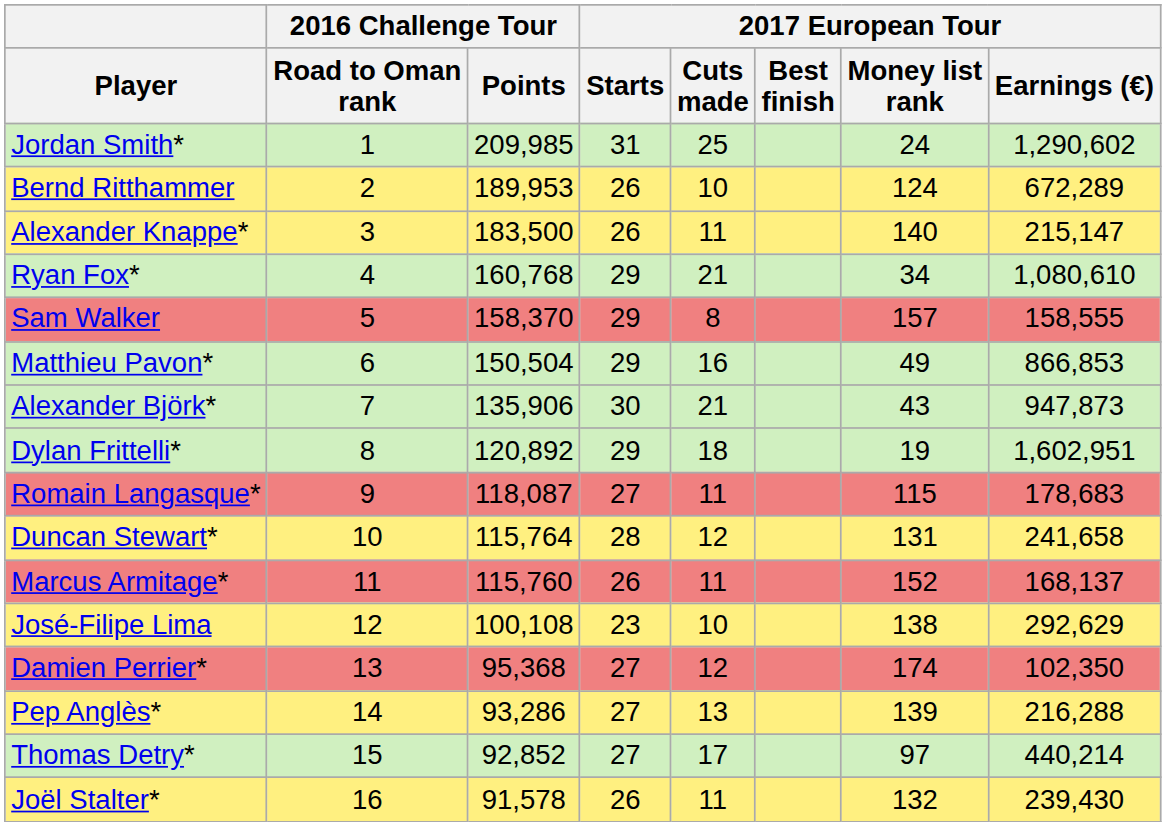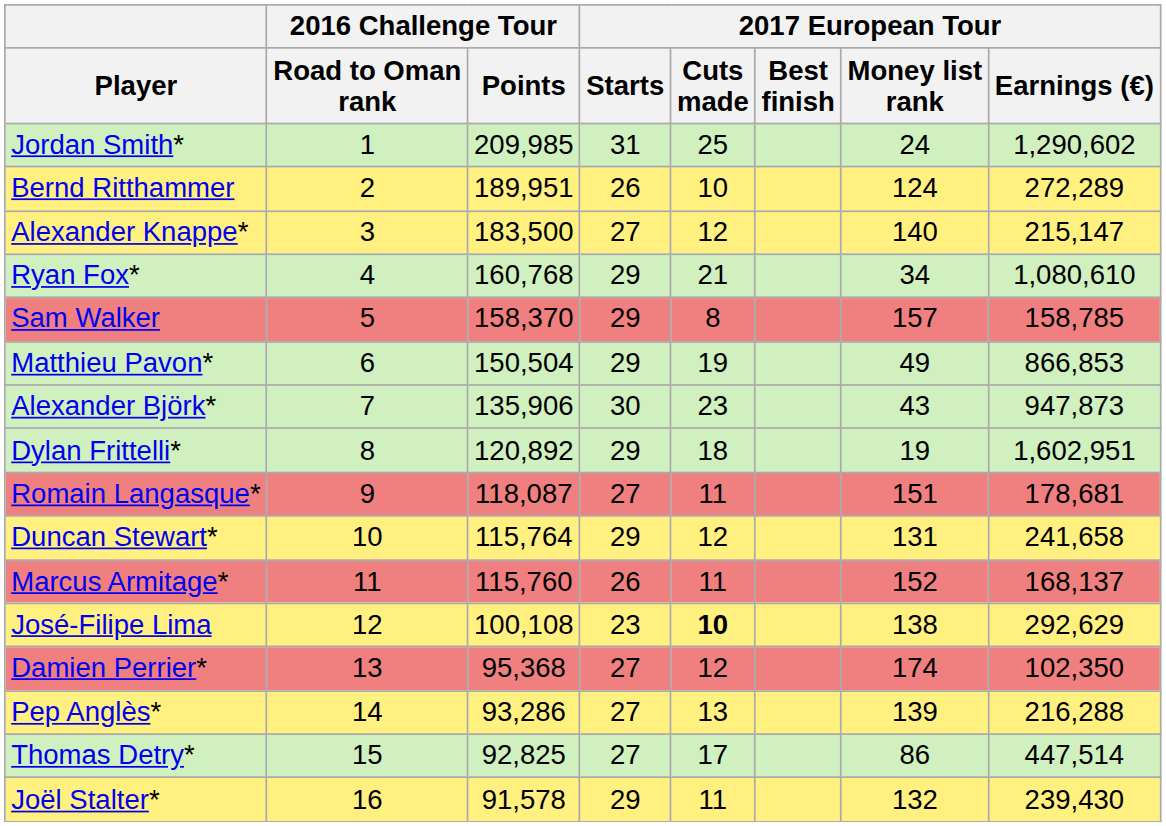(524, 188) 189,953 -> (524, 188) 189,951
(1074, 188) 672,289 -> (1074, 188) 272,289
(625, 231) 26 -> (625, 231) 27
(713, 231) 11 -> (713, 231) 12
(1074, 319) 158,555 -> (1074, 319) 158,785
(713, 362) 16 -> (713, 362) 19
(713, 406) 21 -> (713, 406) 23
(915, 493) 115 -> (915, 493) 151
(1074, 493) 178,683 -> (1074, 493) 178,681
(625, 537) 28 -> (625, 537) 29
(713, 624) normal -> (713, 624) bold
(524, 755) 92,852 -> (524, 755) 92,825
(915, 755) 97 -> (915, 755) 86
(1074, 755) 440,214 -> (1074, 755) 447,514
(625, 799) 26 -> (625, 799) 29
